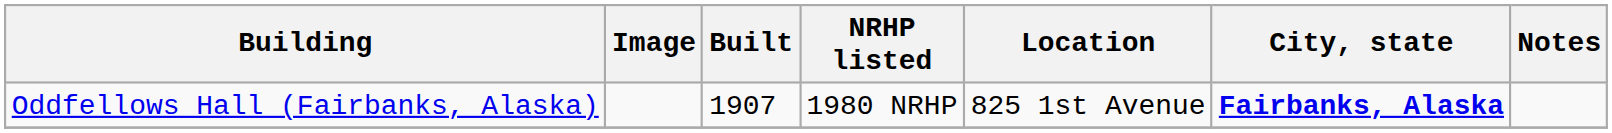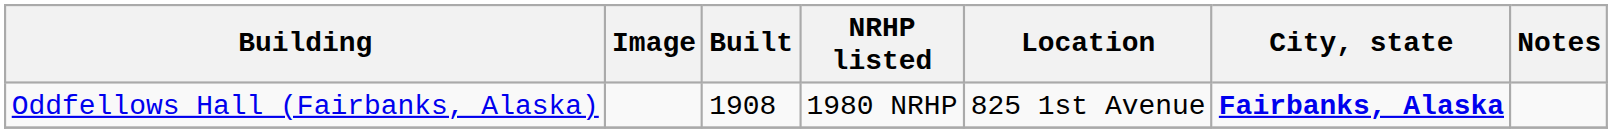(743, 106) 1907 -> (743, 106) 1908
